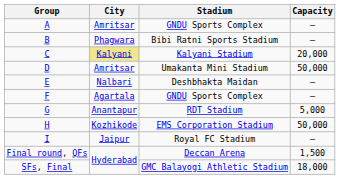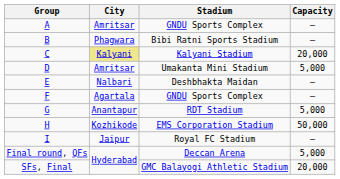(312, 68) 50,000 -> (312, 68) 5,000
(312, 153) 1,500 -> (312, 153) 5,000
(312, 167) 18,000 -> (312, 167) 20,000
